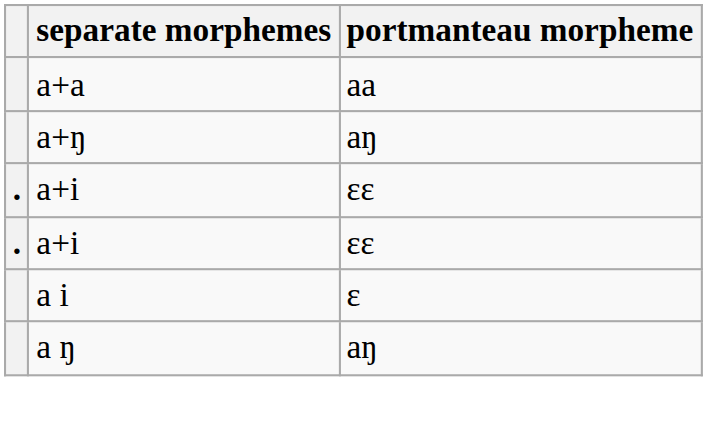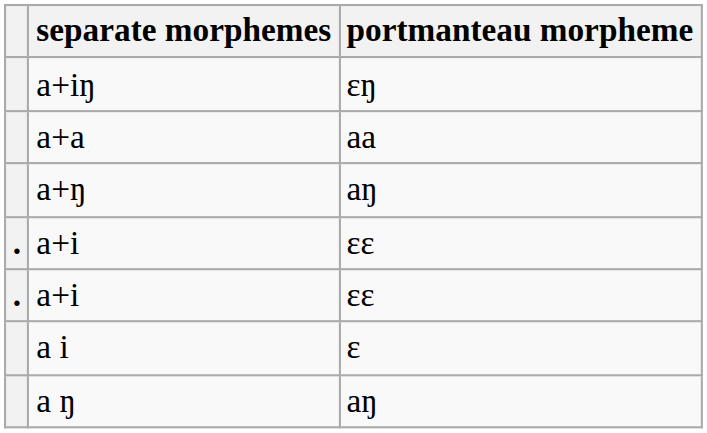+ row: (66, 83)
